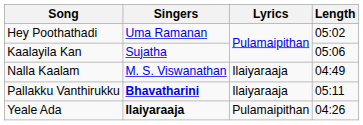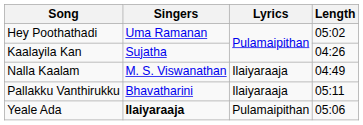(330, 52) 05:06 -> (330, 52) 04:26
(162, 91) bold -> (159, 91) normal
(330, 110) 04:26 -> (330, 110) 05:06
